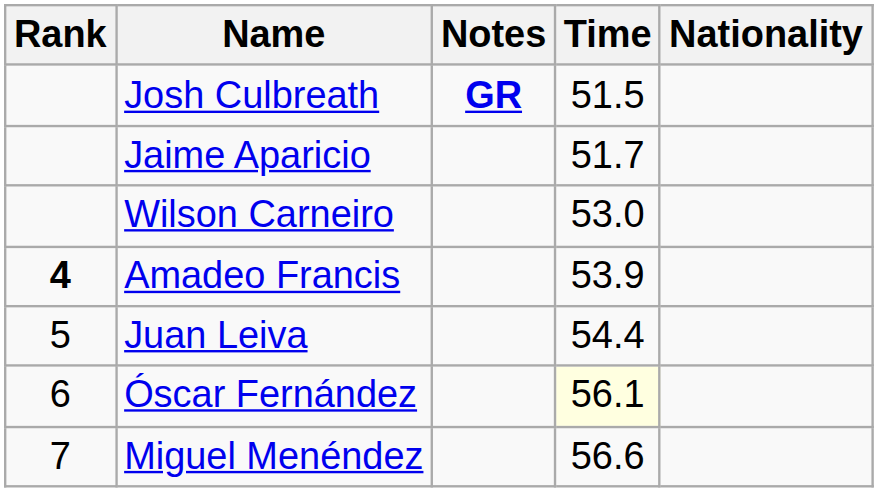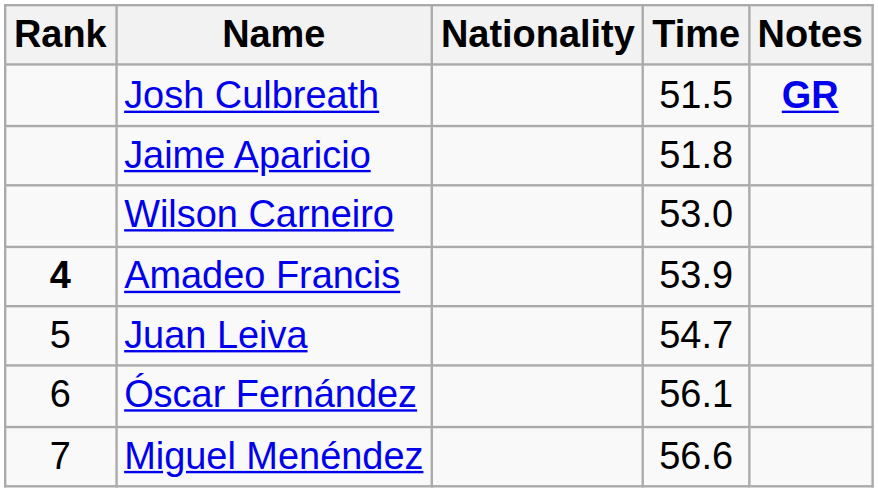columns swapped: (766, 34) <-> (494, 34)
(608, 154) 51.7 -> (696, 154) 51.8
(608, 335) 54.4 -> (696, 335) 54.7
(608, 395) lightyellow background -> (696, 395) no background
